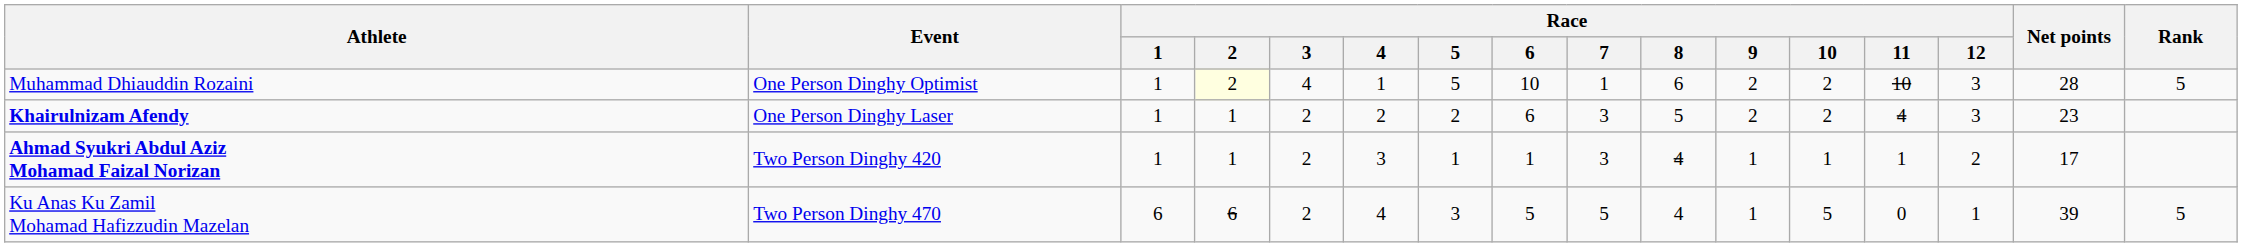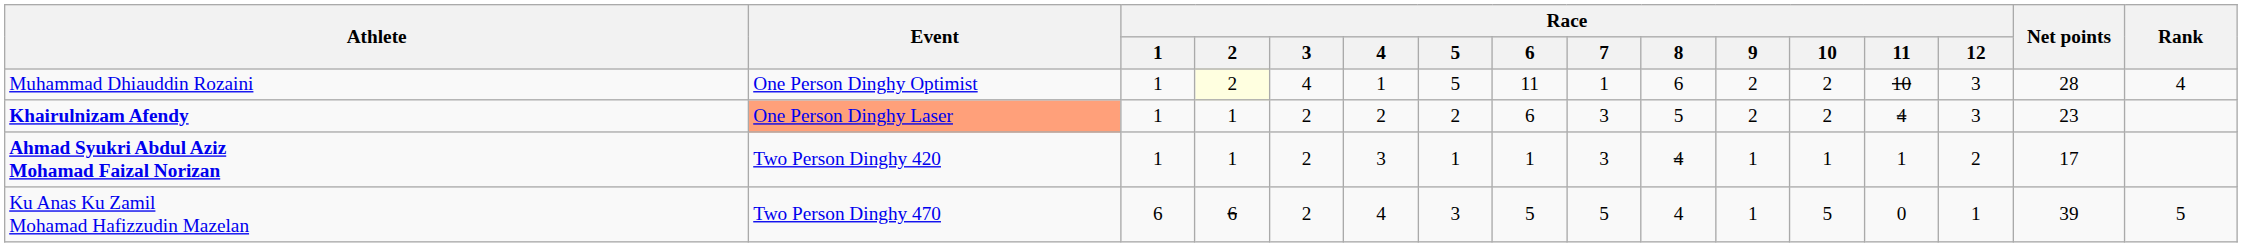(1530, 84) 10 -> (1530, 84) 11
(2181, 84) 5 -> (2181, 84) 4
(853, 116) no background -> (853, 116) lightsalmon background
